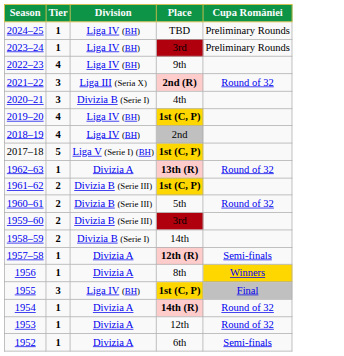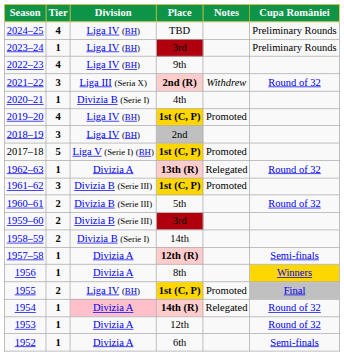+ column: (226, 13)
(58, 30) 1 -> (58, 30) 4
(58, 100) 3 -> (58, 100) 1
(58, 134) 4 -> (58, 134) 3
(58, 186) 2 -> (58, 186) 3
(58, 290) 3 -> (58, 290) 2
(113, 308) no background -> (113, 308) pink background
